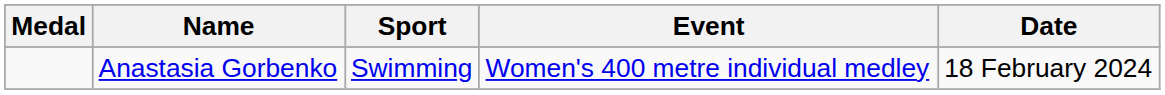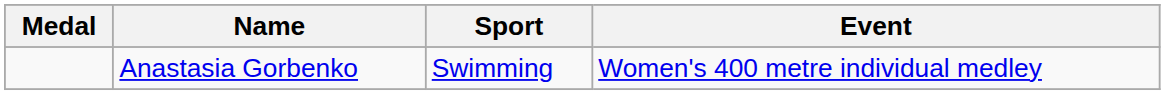- column: (1049, 26)
